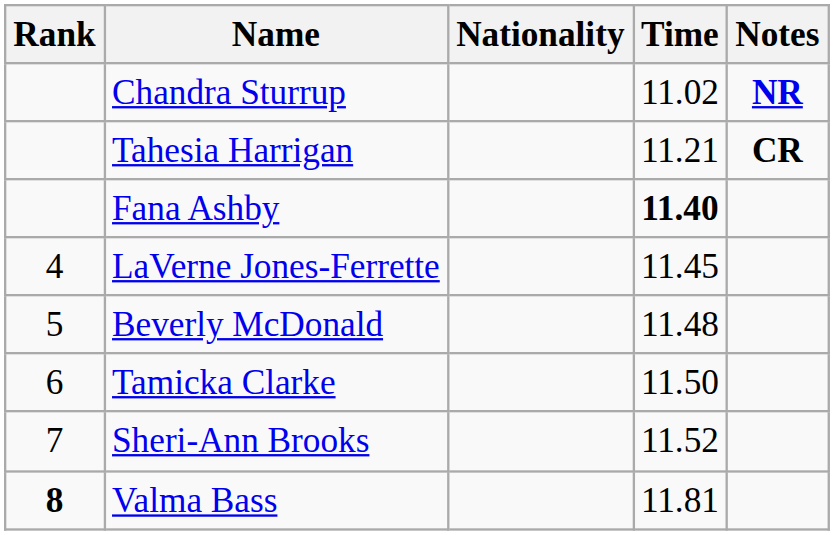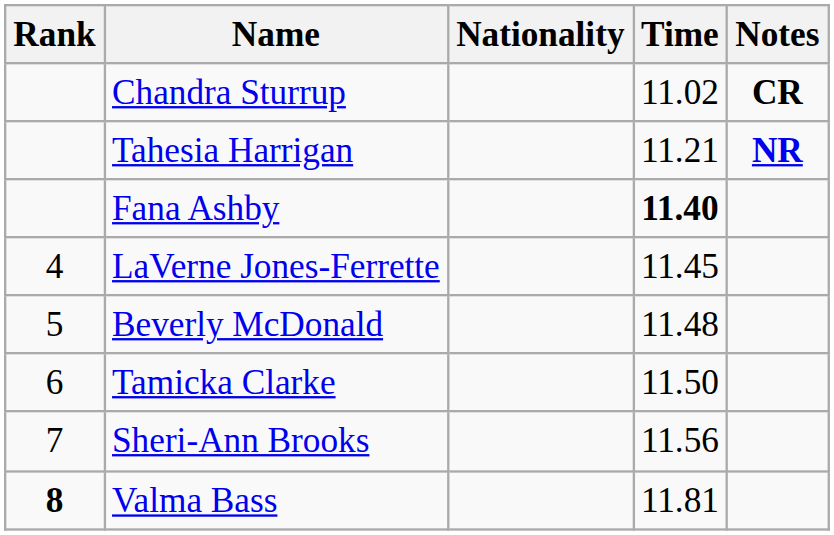(777, 91) NR -> (777, 91) CR
(777, 150) CR -> (777, 150) NR
(680, 440) 11.52 -> (680, 440) 11.56
